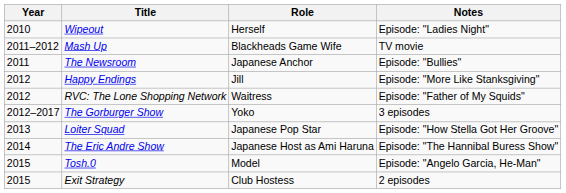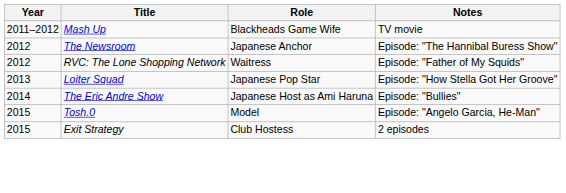- row: (84, 29)
(18, 63) 2011 -> (19, 46) 2012
(420, 63) Episode: "Bullies" -> (468, 46) Episode: "The Hannibal Buress Show"
- row: (100, 79)
- row: (114, 113)
(468, 146) Episode: "The Hannibal Buress Show" -> (419, 96) Episode: "Bullies"
